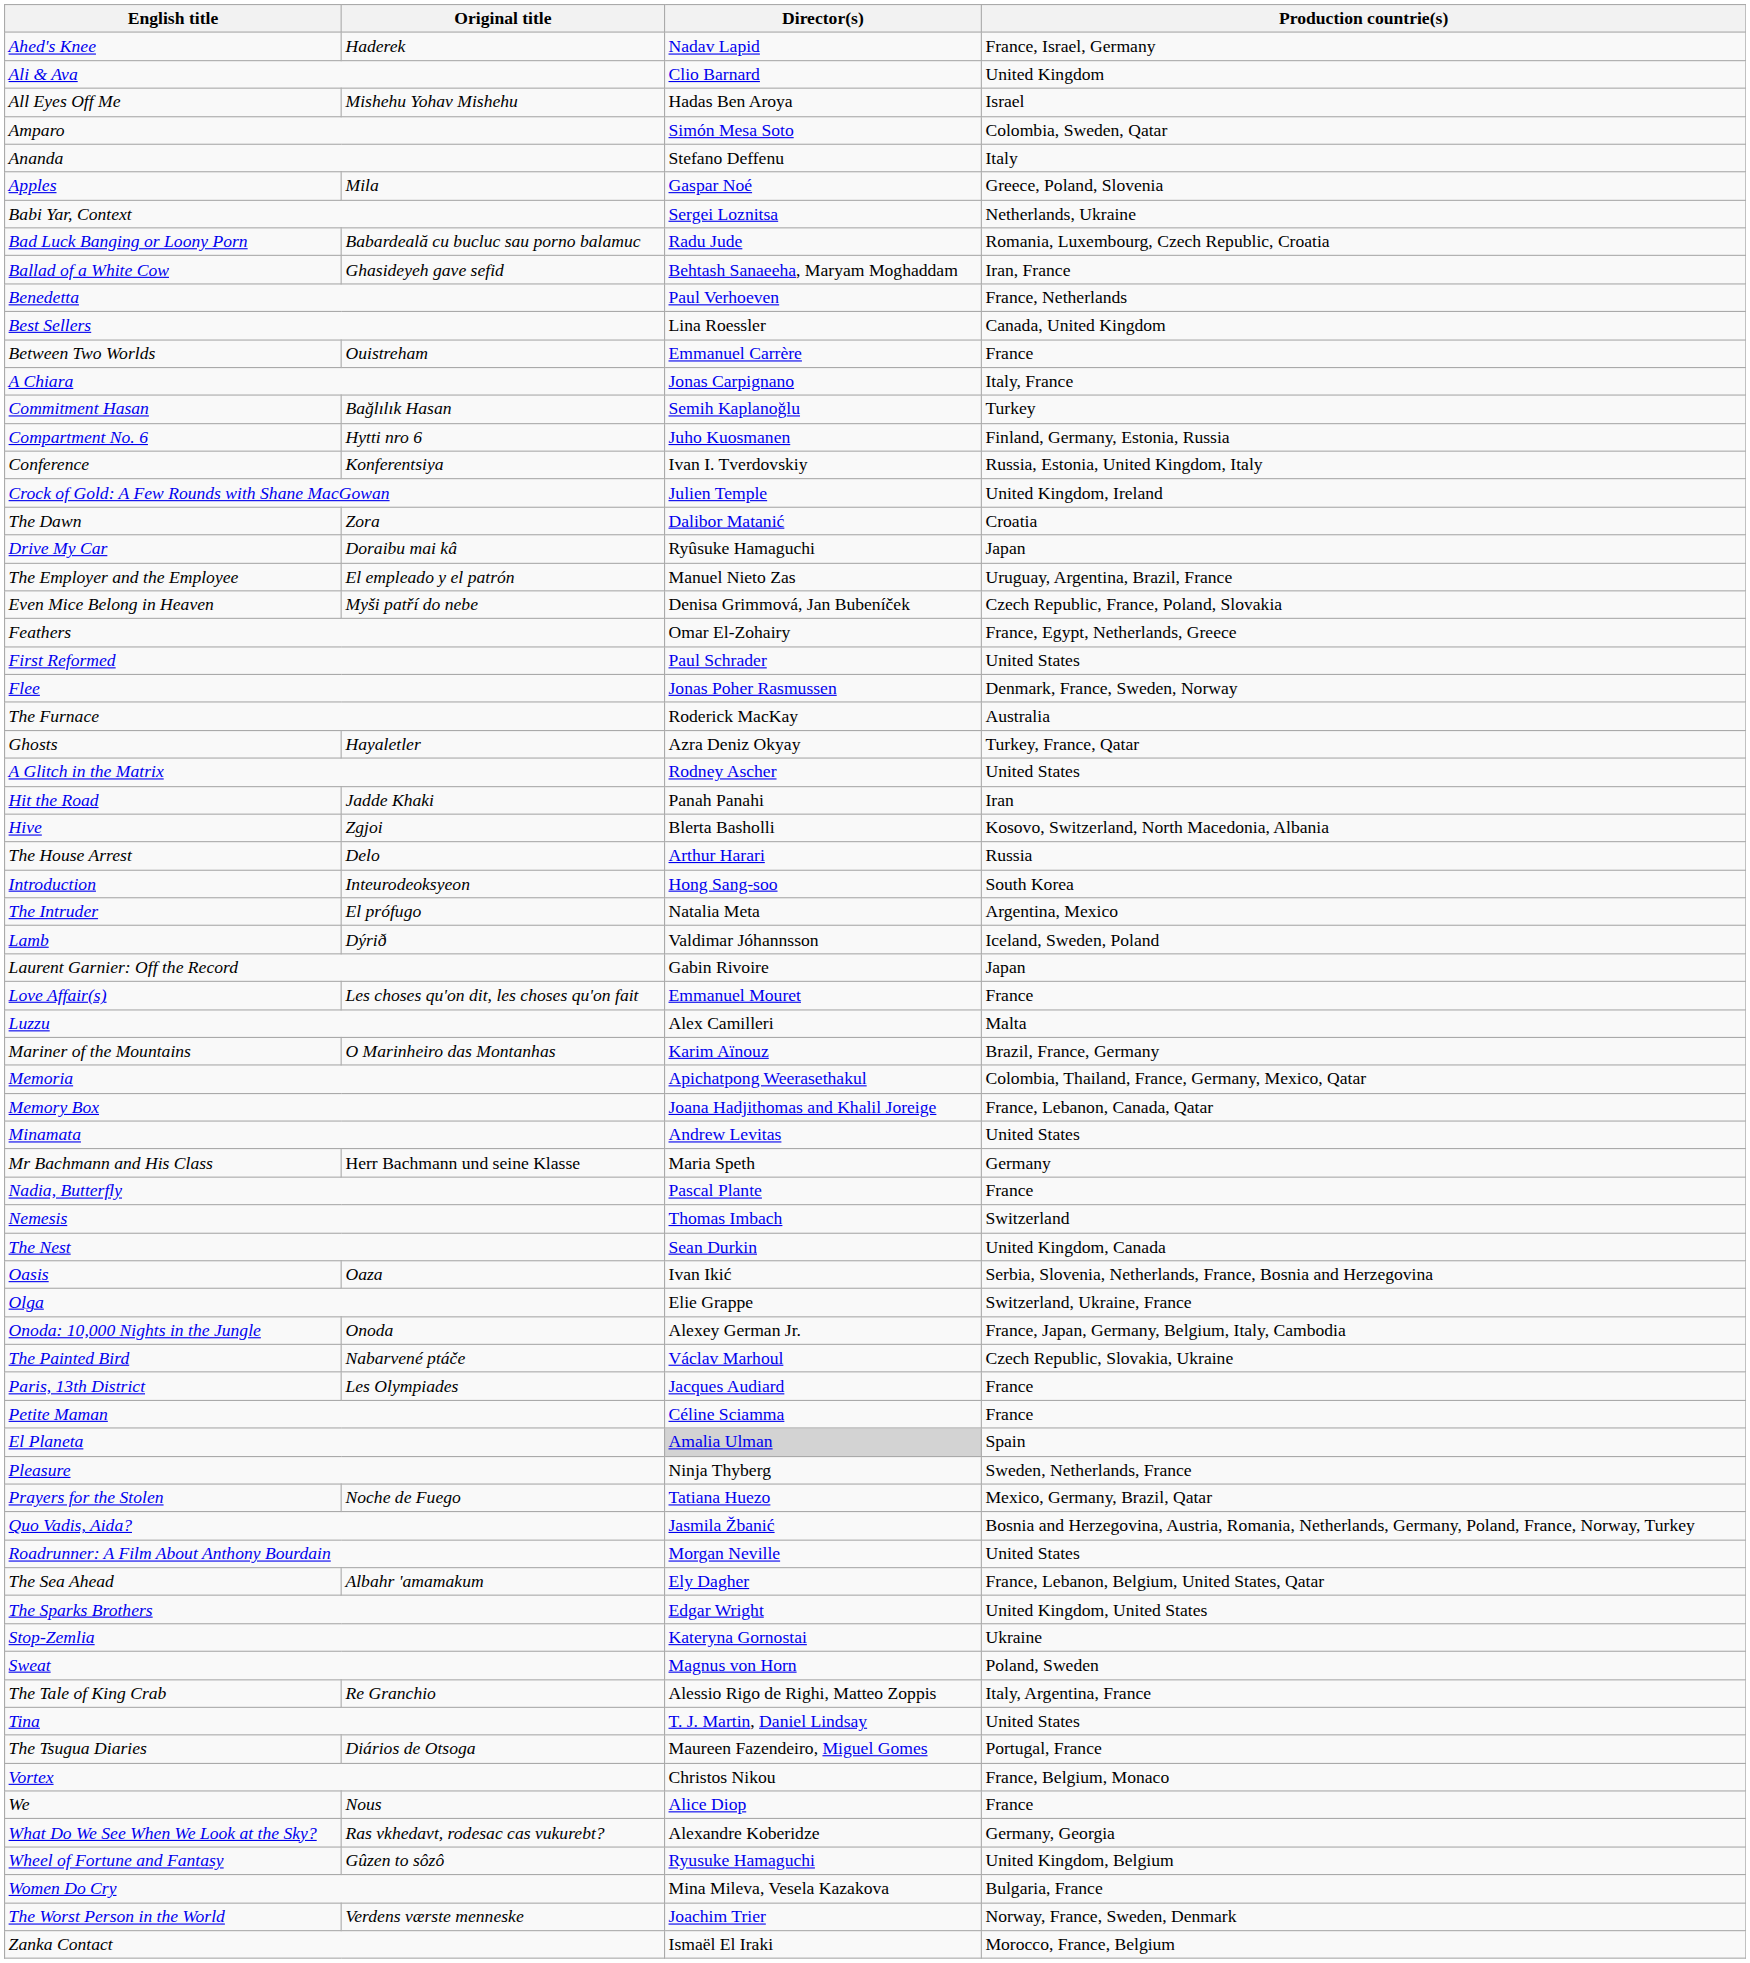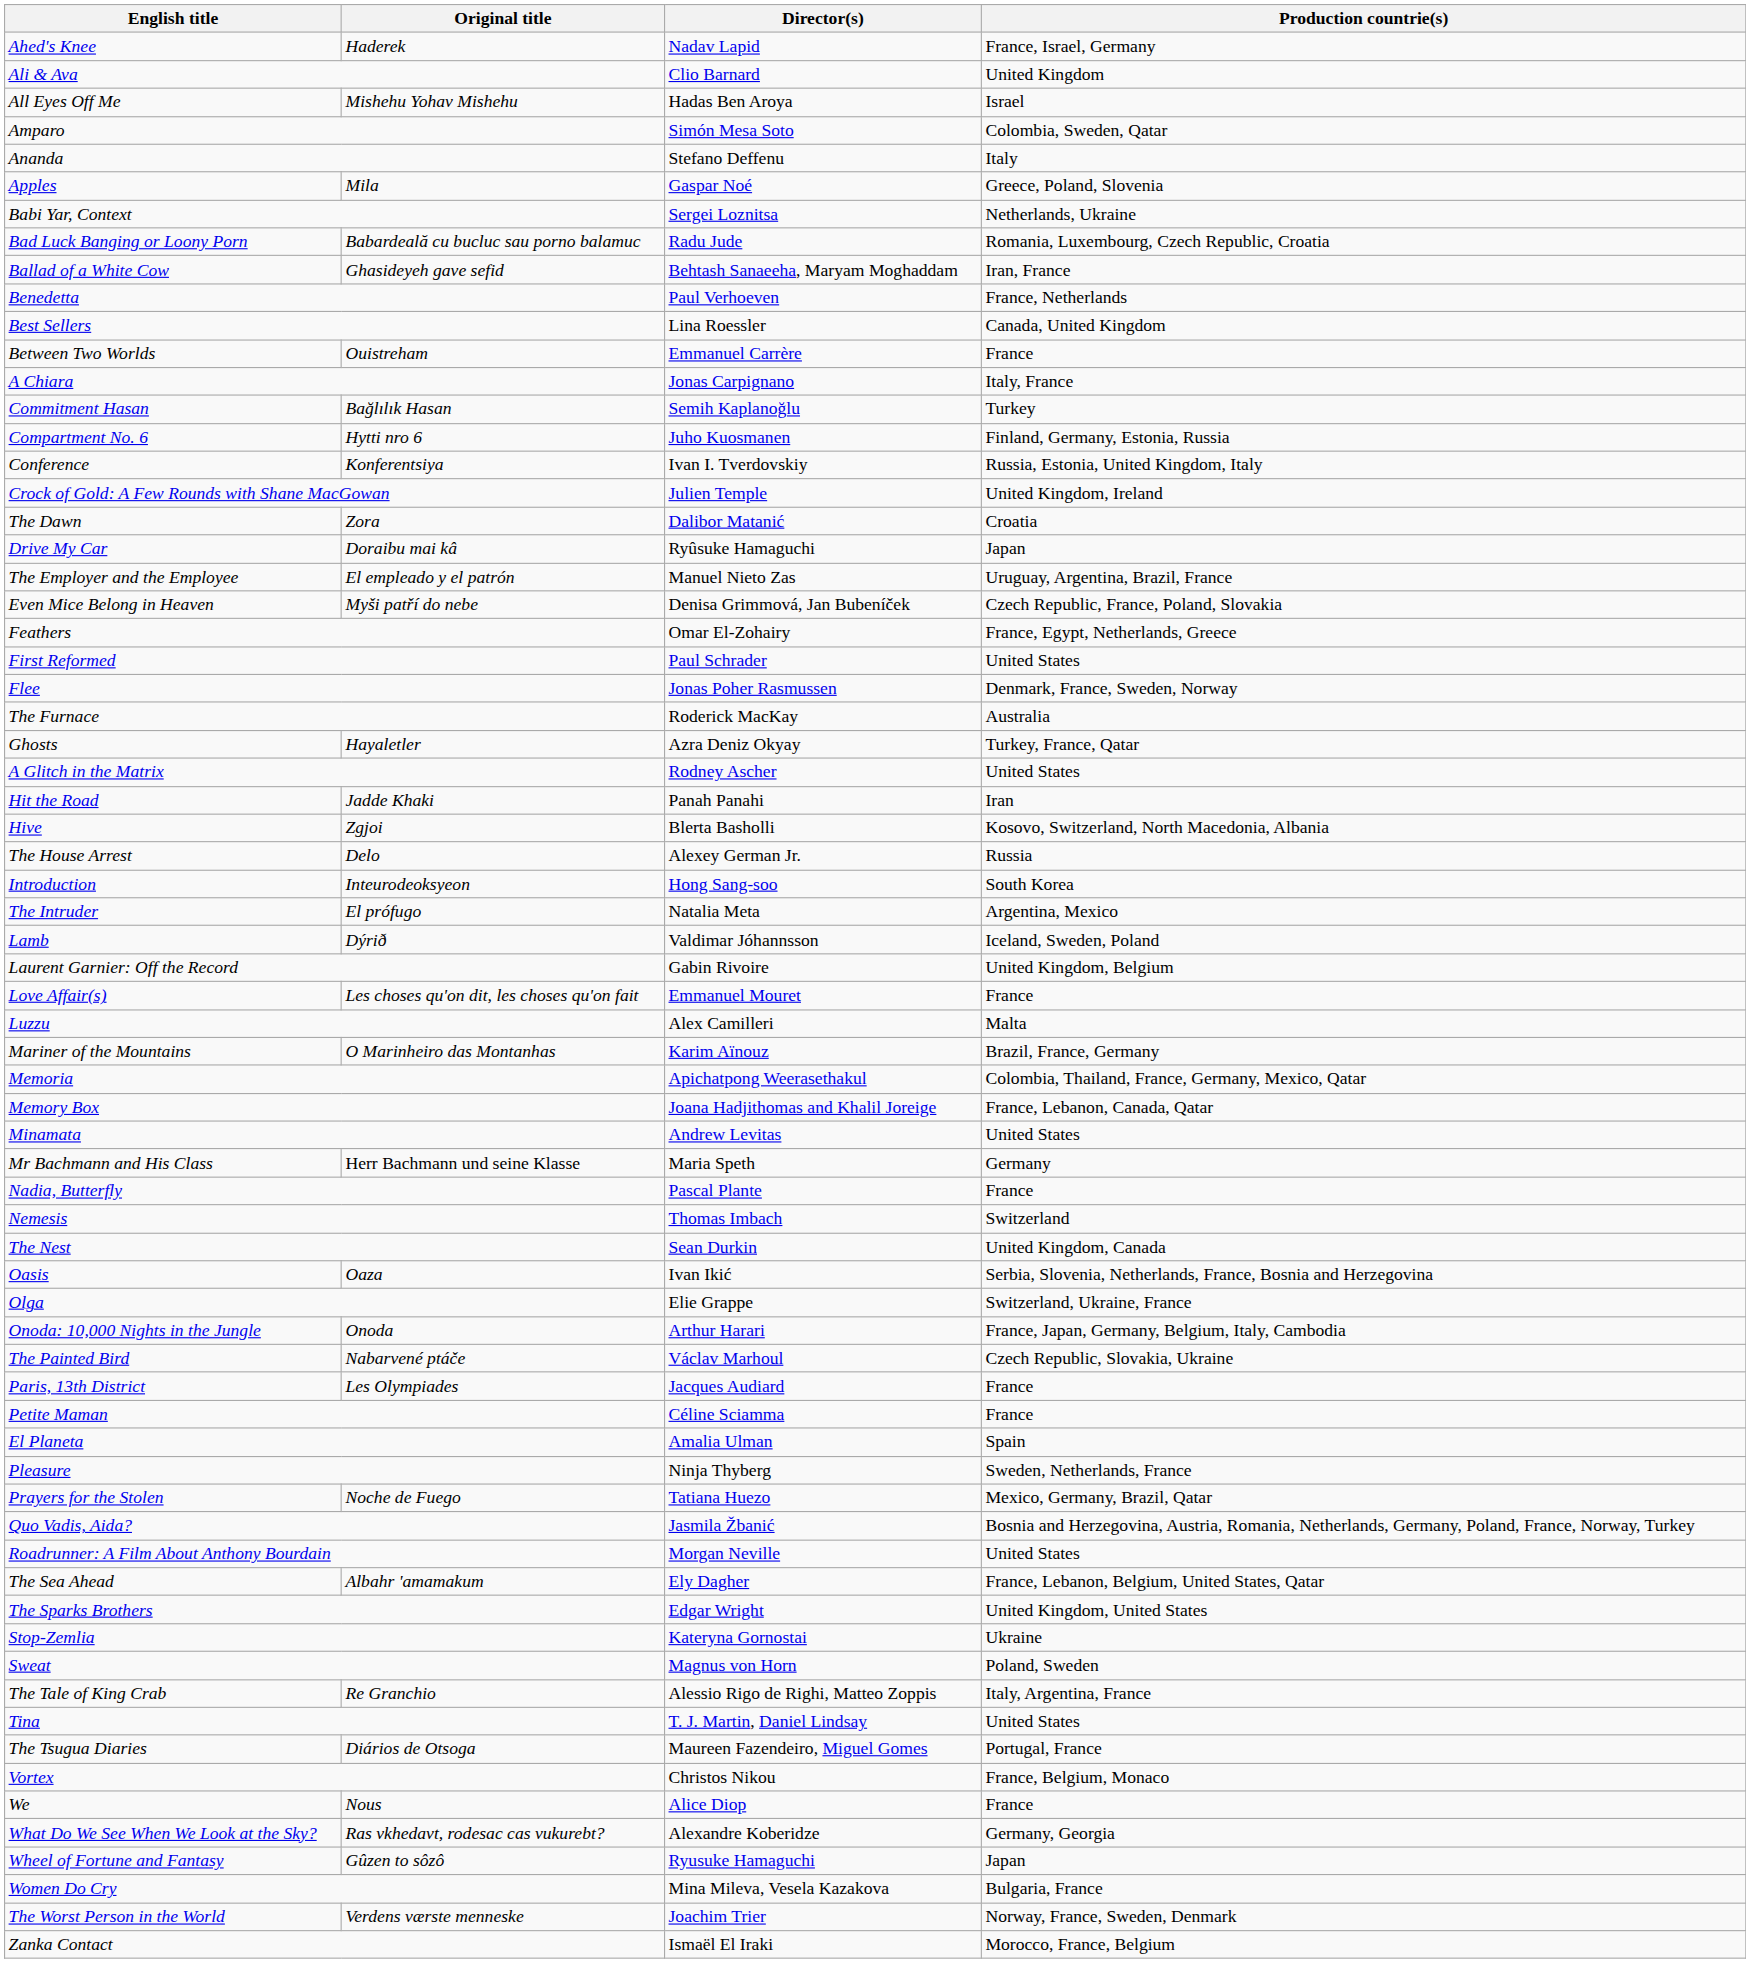(717, 855) Arthur Harari -> (735, 855) Alexey German Jr.
(1005, 967) Japan -> (1080, 967) United Kingdom, Belgium
(735, 1330) Alexey German Jr. -> (717, 1330) Arthur Harari
(721, 1441) lightgrey background -> (721, 1441) no background
(1080, 1860) United Kingdom, Belgium -> (1005, 1860) Japan
